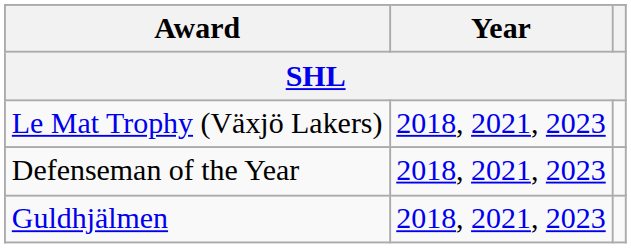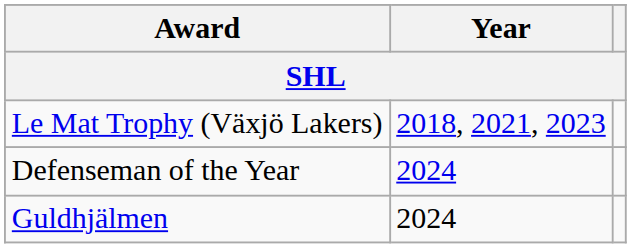(501, 170) 2018, 2021, 2023 -> (426, 170) 2024
(501, 218) 2018, 2021, 2023 -> (426, 218) 2024
